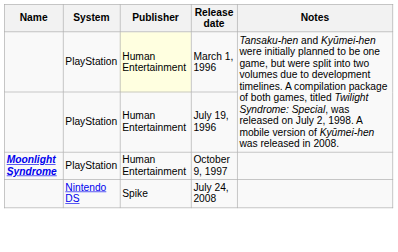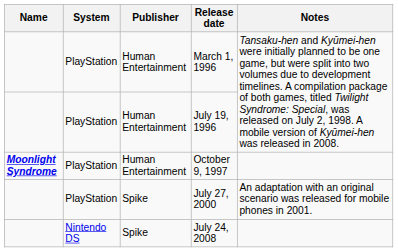(154, 62) lightyellow background -> (154, 62) no background
+ row: (211, 199)
